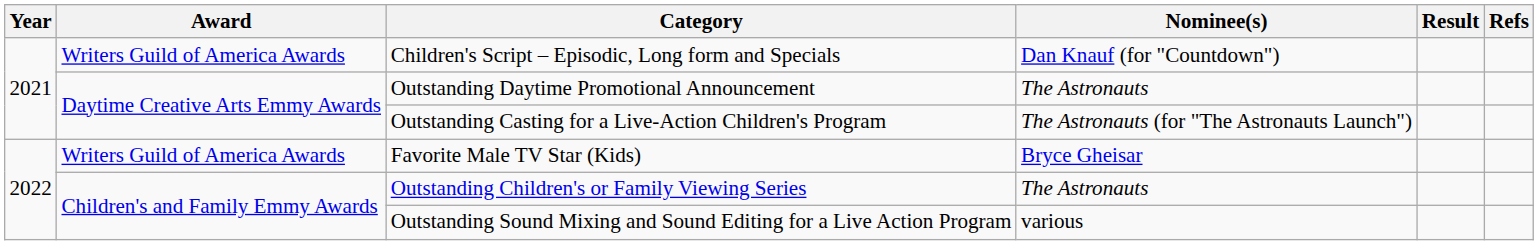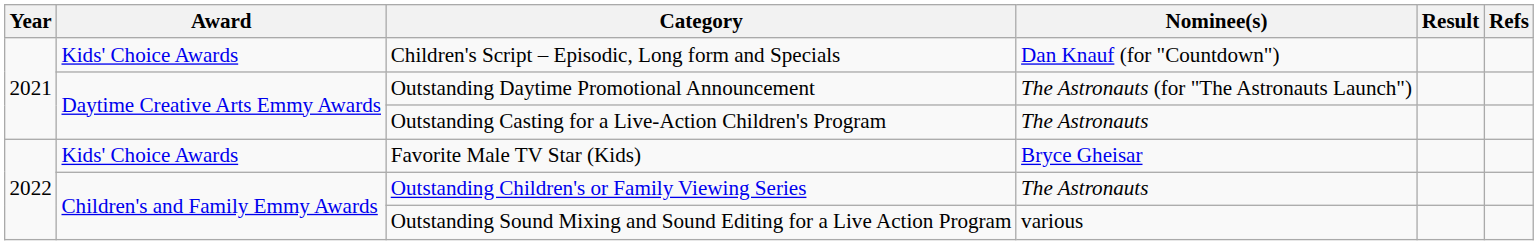(203, 54) Writers Guild of America Awards -> (150, 54) Kids' Choice Awards
(1085, 88) The Astronauts -> (1217, 88) The Astronauts (for "The Astronauts Launch")
(1217, 121) The Astronauts (for "The Astronauts Launch") -> (1085, 121) The Astronauts
(203, 155) Writers Guild of America Awards -> (150, 155) Kids' Choice Awards
